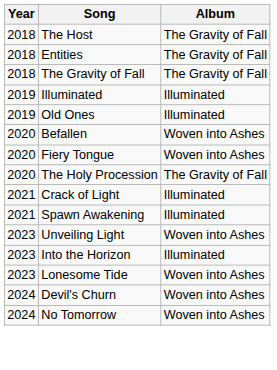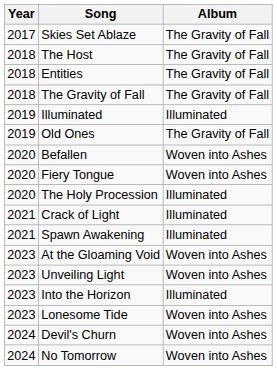+ row: (89, 34)
(194, 114) Illuminated -> (217, 134) The Gravity of Fall
(215, 174) The Gravity of Fall -> (196, 194) Illuminated
+ row: (101, 255)
